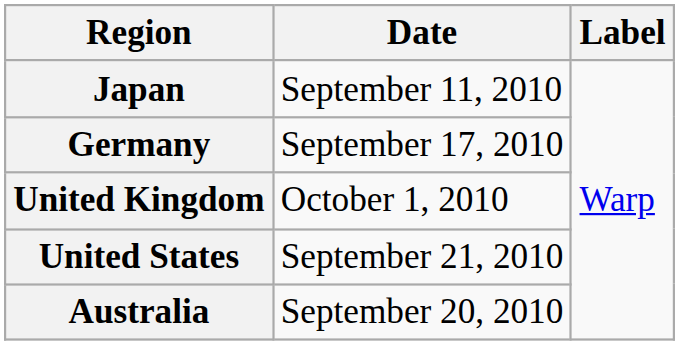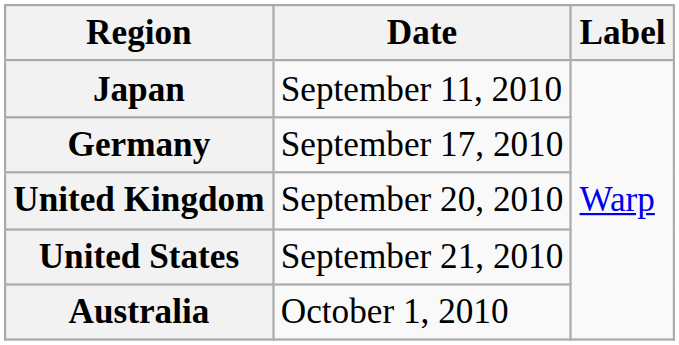(395, 199) October 1, 2010 -> (422, 199) September 20, 2010
(422, 311) September 20, 2010 -> (395, 311) October 1, 2010
